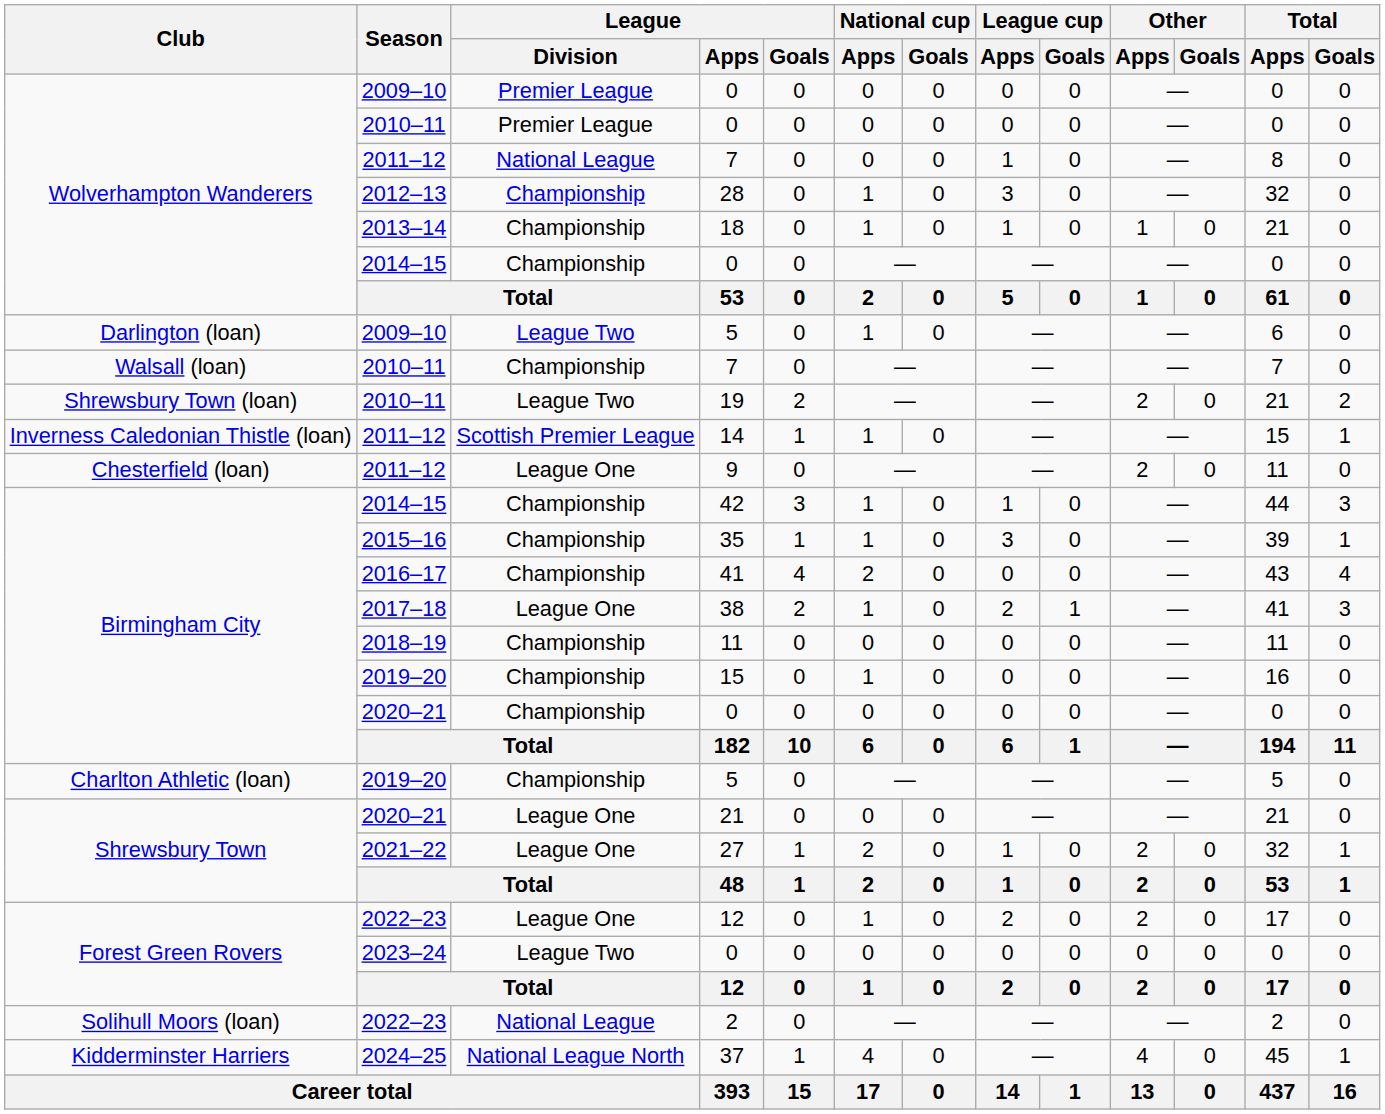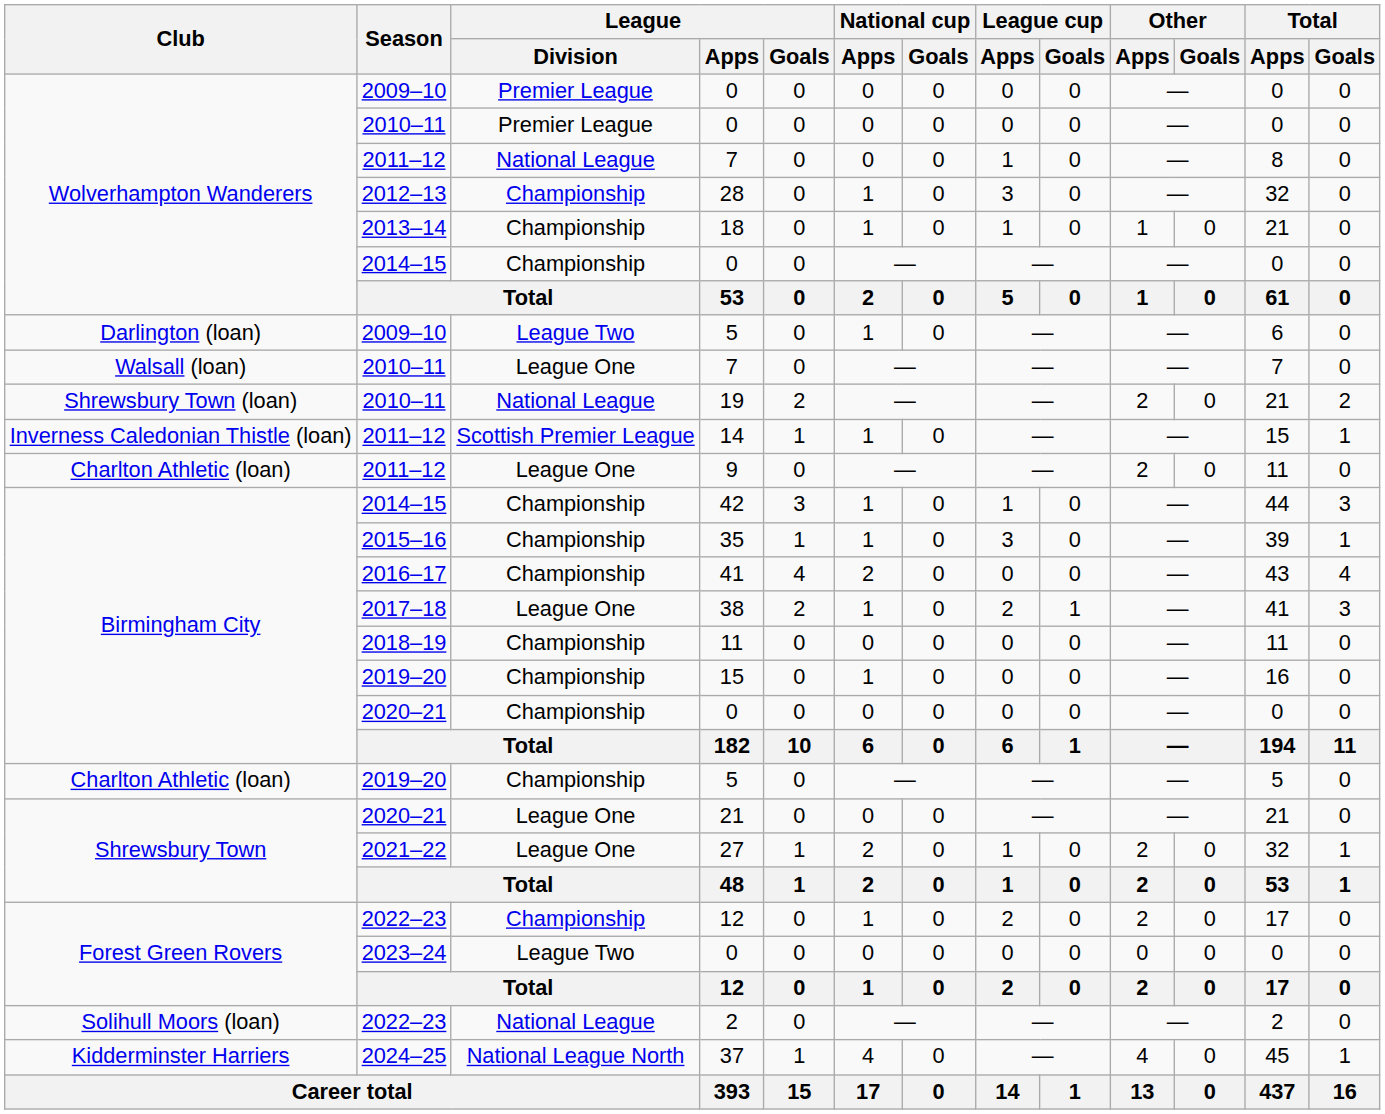(576, 366) Championship -> (576, 366) League One
(576, 401) League Two -> (576, 401) National League
(181, 470) Chesterfield (loan) -> (181, 470) Charlton Athletic (loan)
(576, 919) League One -> (576, 919) Championship
